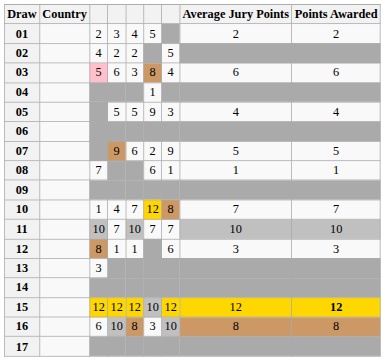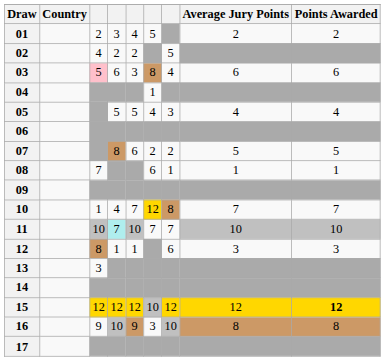(153, 111) 9 -> (153, 111) 4
(117, 151) 9 -> (117, 151) 8
(171, 151) 9 -> (171, 151) 2
(117, 229) no background -> (117, 229) paleturquoise background
(99, 326) 6 -> (99, 326) 9
(135, 326) 8 -> (135, 326) 9
